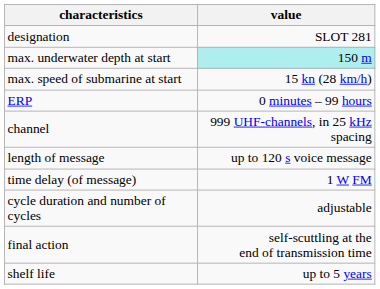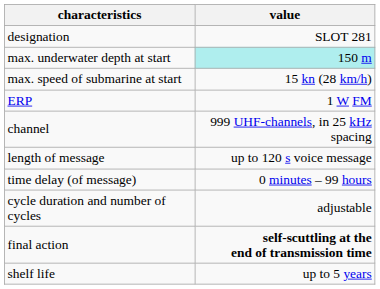(315, 100) 0 minutes – 99 hours -> (349, 100) 1 W FM
(349, 179) 1 W FM -> (315, 179) 0 minutes – 99 hours
(306, 244) normal -> (301, 244) bold
